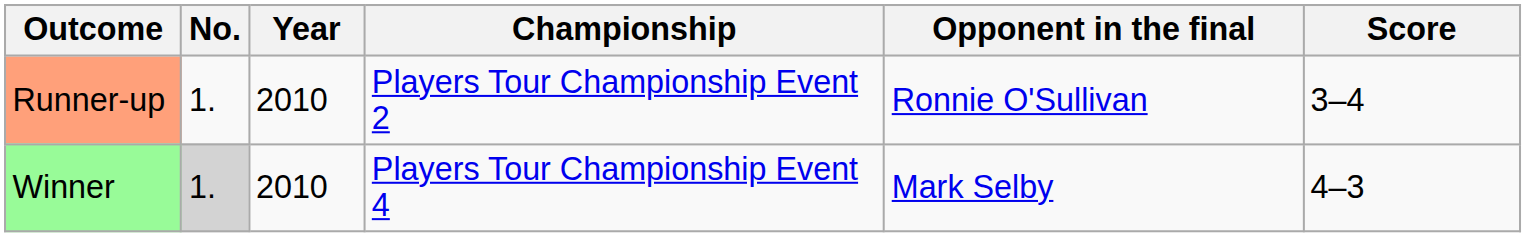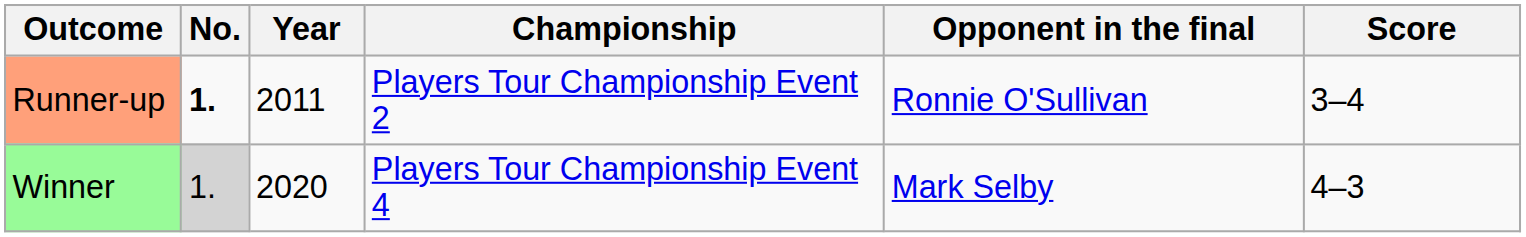(202, 99) normal -> (202, 99) bold
(292, 99) 2010 -> (291, 99) 2011
(292, 187) 2010 -> (292, 187) 2020
